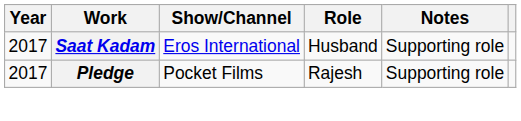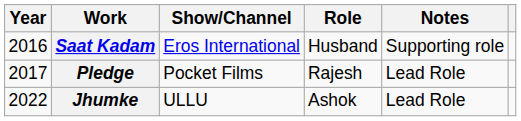(28, 45) 2017 -> (28, 45) 2016
(445, 73) Supporting role -> (426, 73) Lead Role
+ row: (105, 101)
